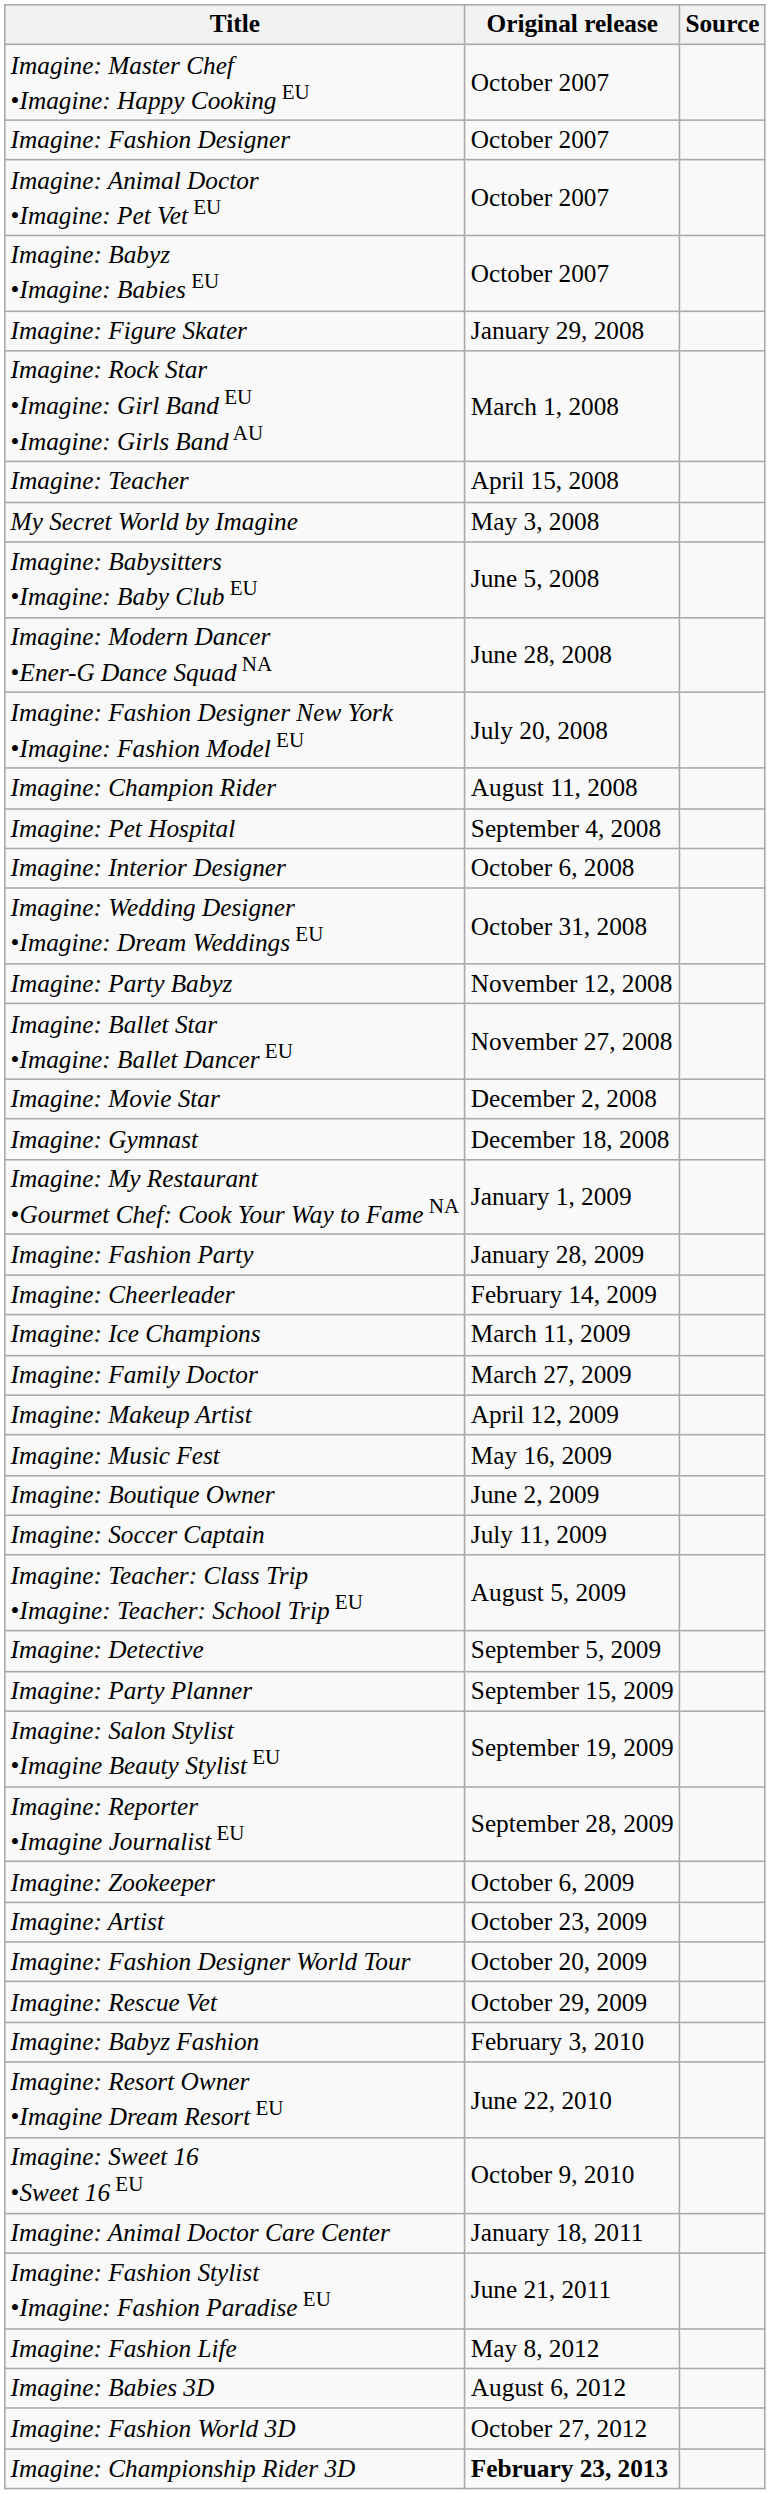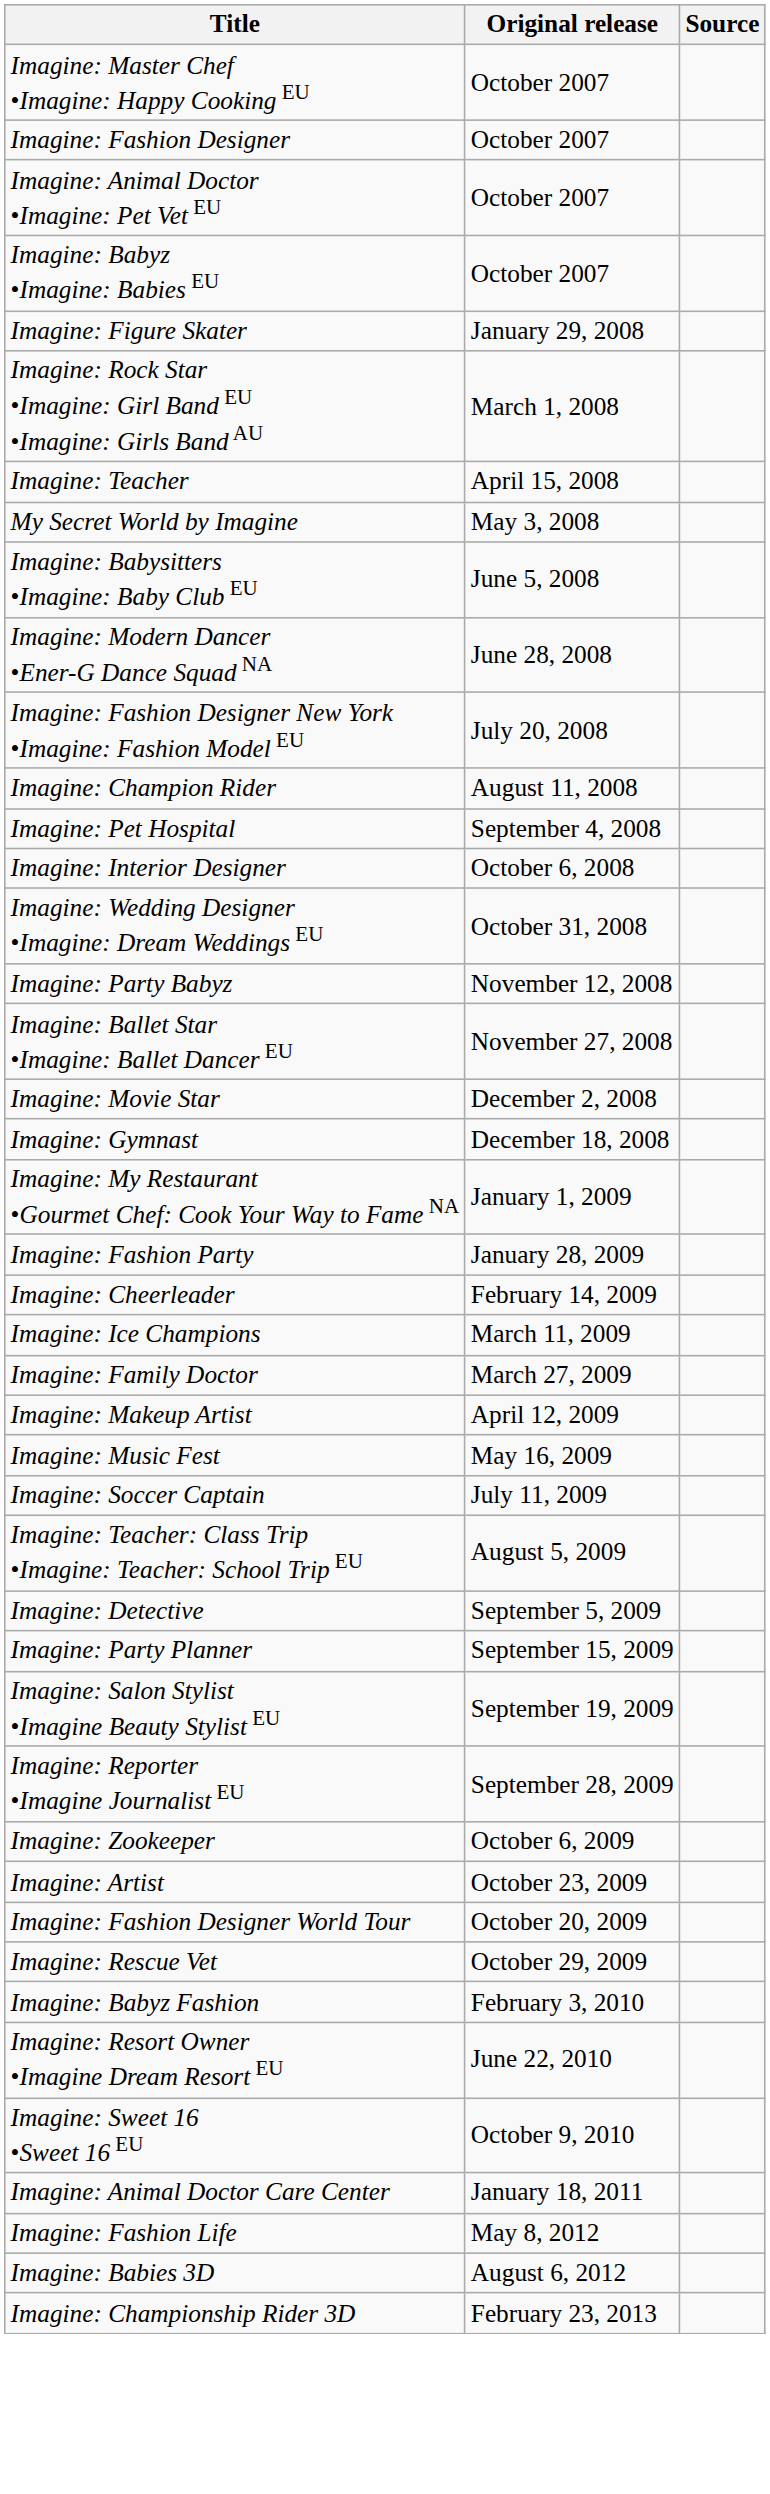- row: (143, 1495)
- row: (171, 2290)
- row: (153, 2428)
(569, 2468) bold -> (564, 2312) normal
